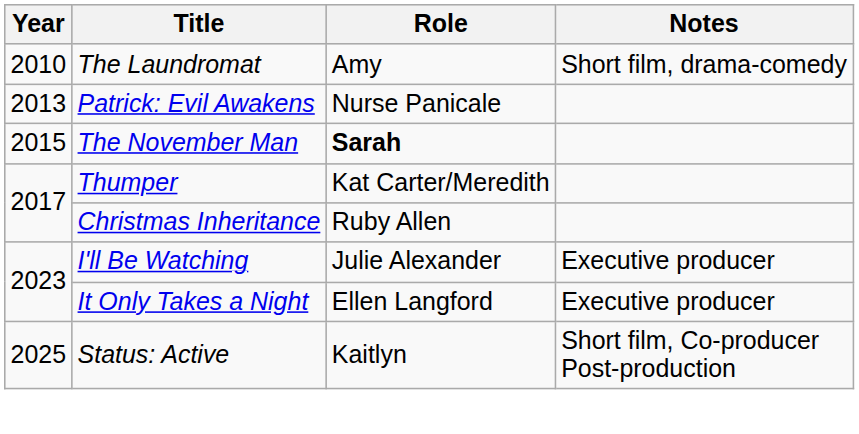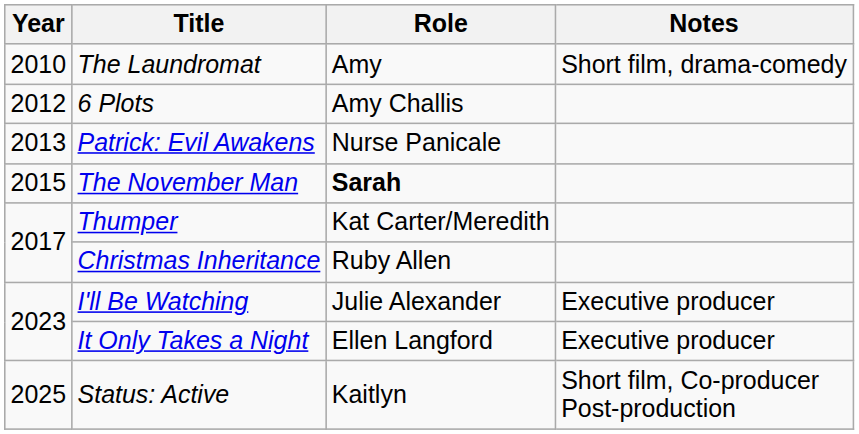+ row: (116, 103)
